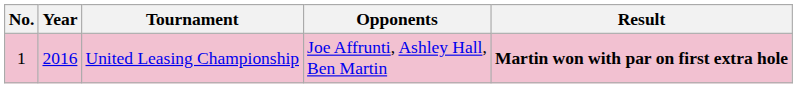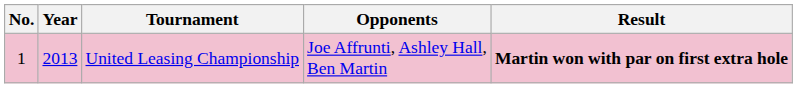(60, 58) 2016 -> (60, 58) 2013
